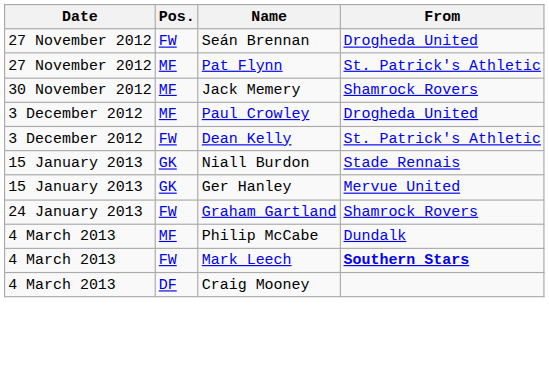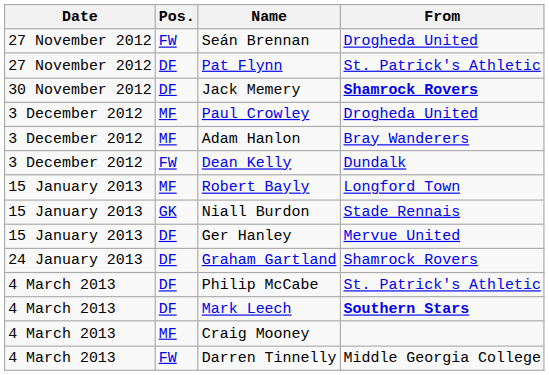(168, 65) MF -> (168, 65) DF
(168, 90) MF -> (168, 90) DF
(411, 90) normal -> (411, 90) bold
+ row: (251, 139)
(442, 139) St. Patrick's Athletic -> (375, 163) Dundalk
+ row: (256, 187)
(168, 187) GK -> (168, 236) DF
(168, 212) FW -> (168, 260) DF
(168, 236) MF -> (168, 285) DF
(375, 236) Dundalk -> (442, 285) St. Patrick's Athletic
(168, 260) FW -> (168, 309) DF
(168, 285) DF -> (168, 334) MF
+ row: (269, 358)
